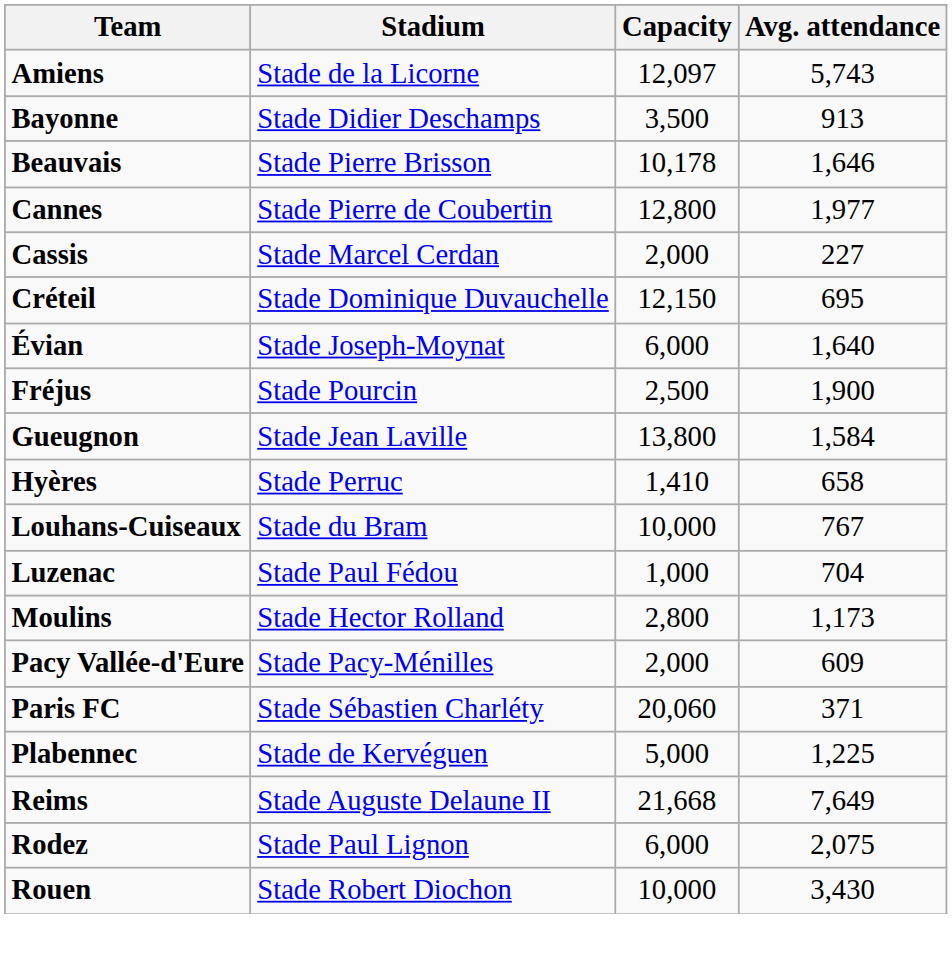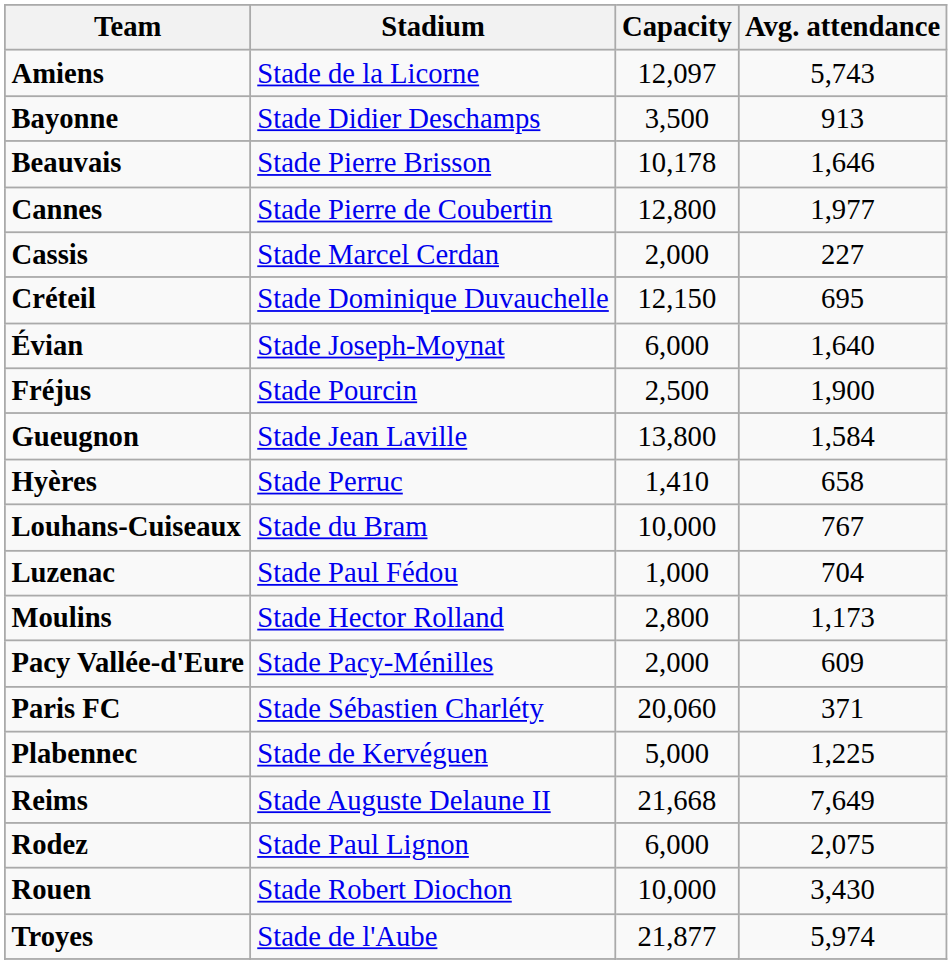+ row: (52, 935)
